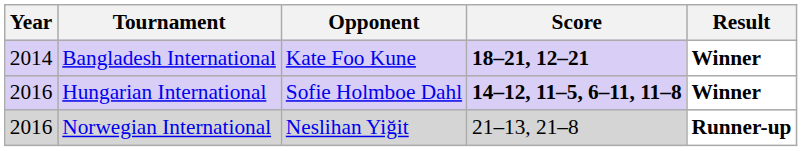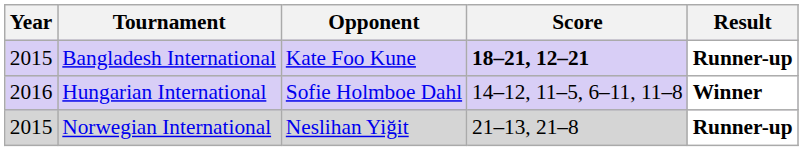(31, 57) 2014 -> (31, 57) 2015
(726, 57) Winner -> (743, 57) Runner-up
(577, 92) bold -> (577, 92) normal
(31, 127) 2016 -> (31, 127) 2015
